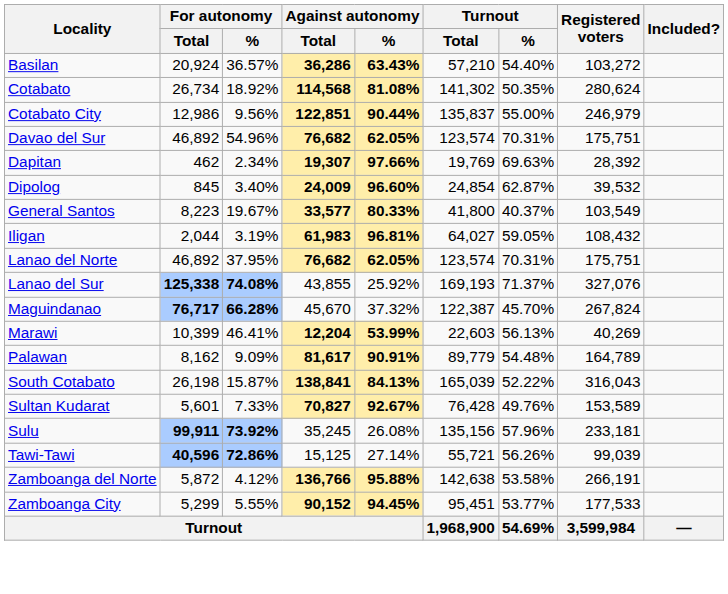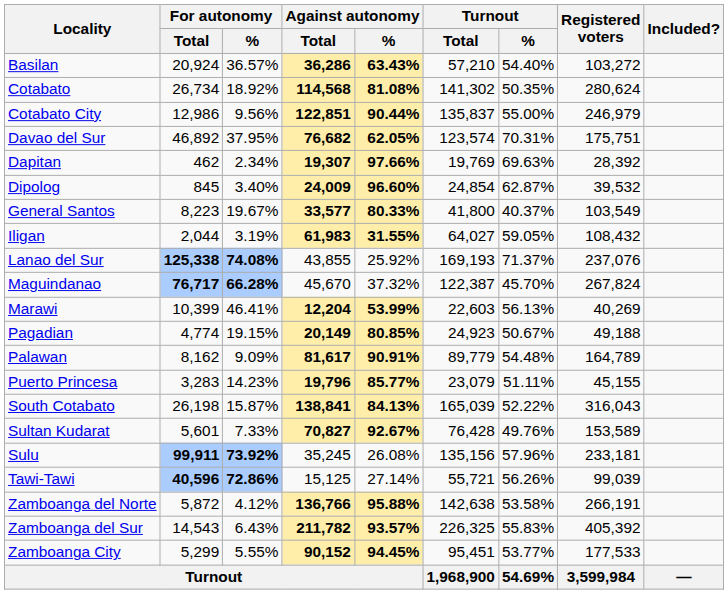(252, 138) 54.96% -> (252, 138) 37.95%
(393, 235) 96.81% -> (393, 235) 31.55%
- row: (63, 260)
(613, 284) 327,076 -> (613, 260) 237,076
+ row: (40, 333)
+ row: (63, 382)
+ row: (75, 528)
